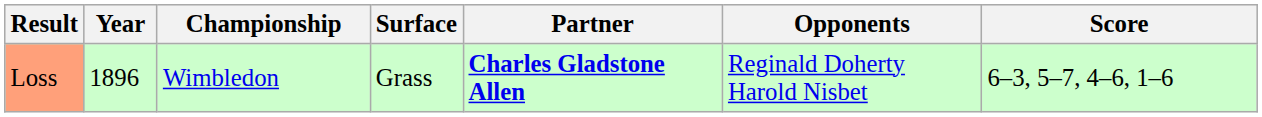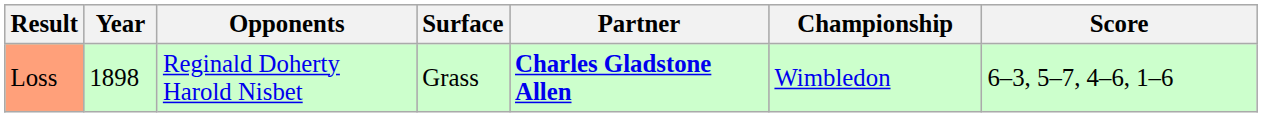columns swapped: (264, 24) <-> (852, 24)
(114, 77) 1896 -> (114, 77) 1898
